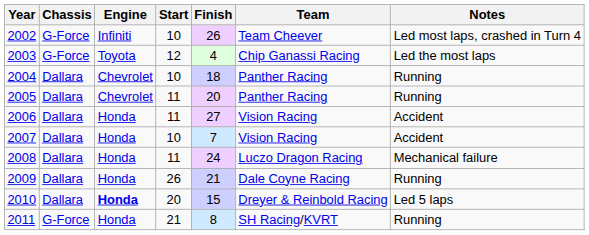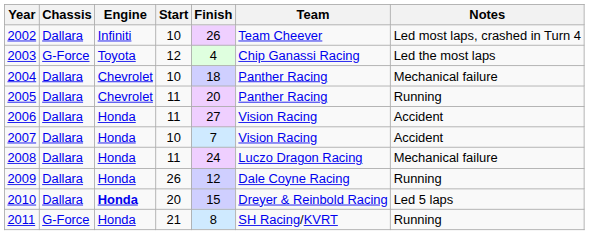(66, 35) G-Force -> (63, 35) Dallara
(418, 76) Running -> (446, 76) Mechanical failure
(213, 178) 21 -> (213, 178) 12
